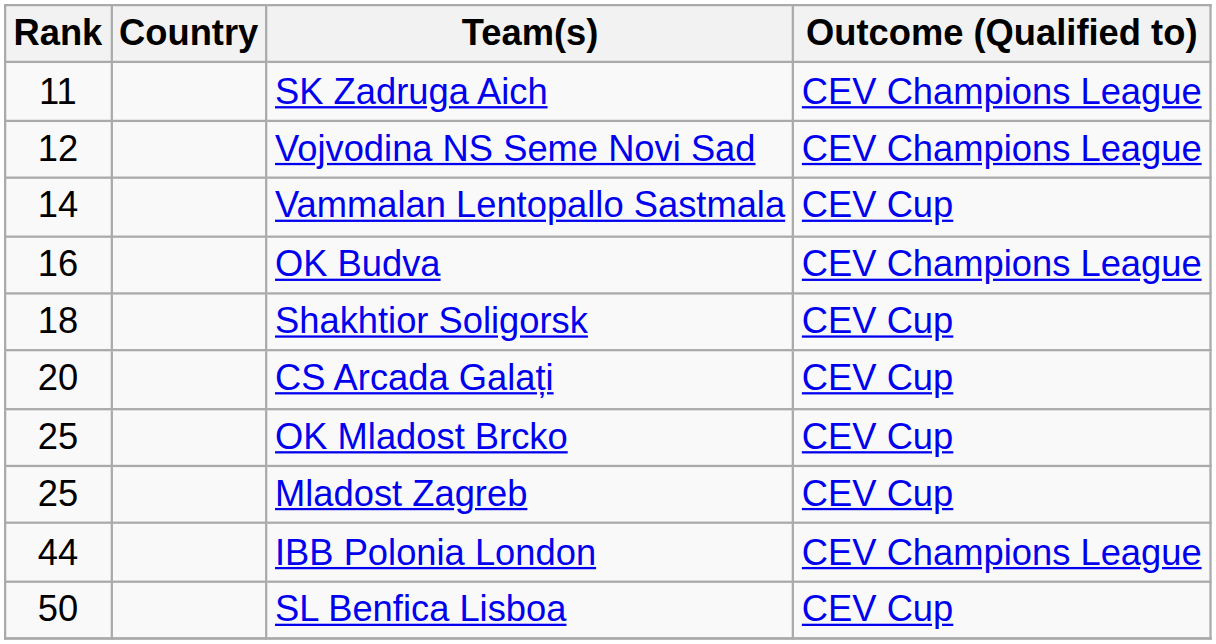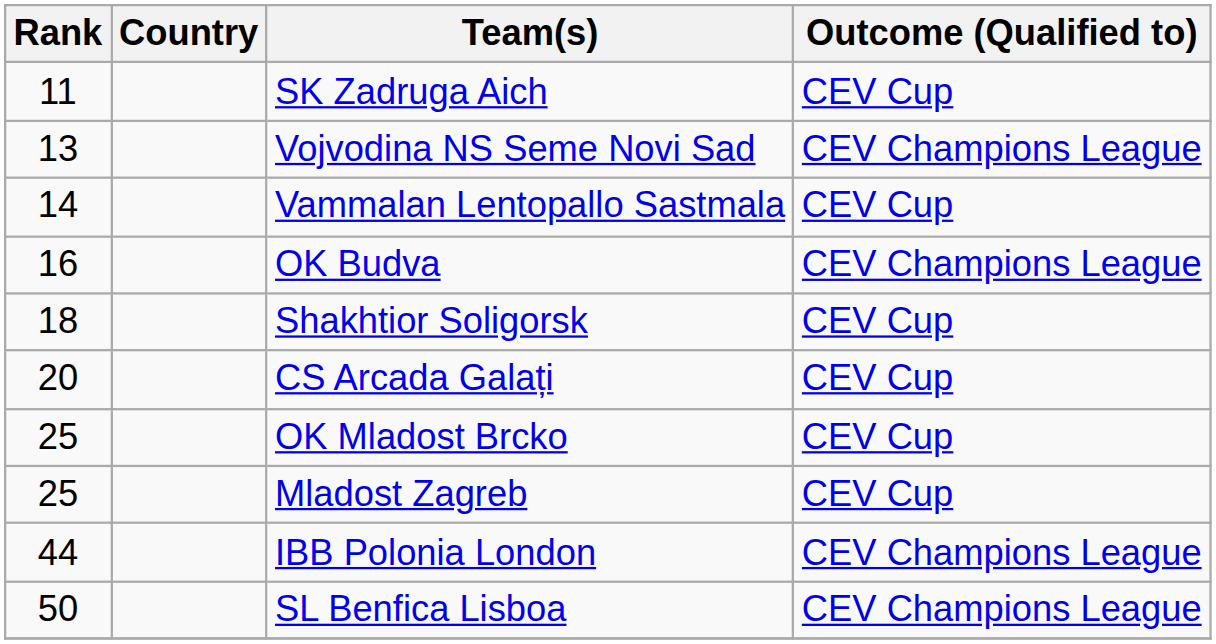(1002, 90) CEV Champions League -> (878, 90) CEV Cup
(58, 148) 12 -> (58, 148) 13
(878, 609) CEV Cup -> (1002, 609) CEV Champions League
